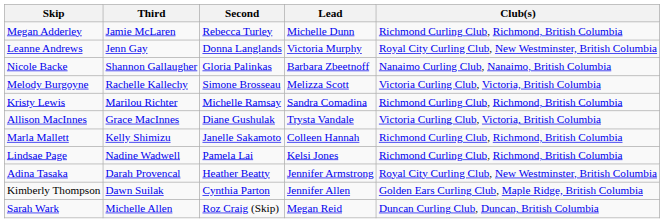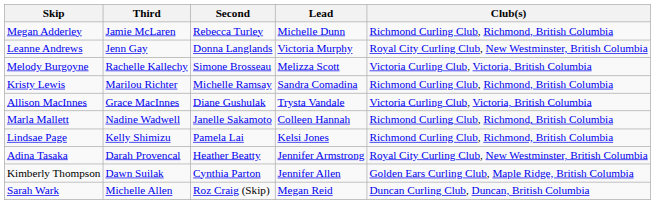- row: (37, 66)
(138, 137) Kelly Shimizu -> (143, 119) Nadine Wadwell
(143, 155) Nadine Wadwell -> (138, 137) Kelly Shimizu
